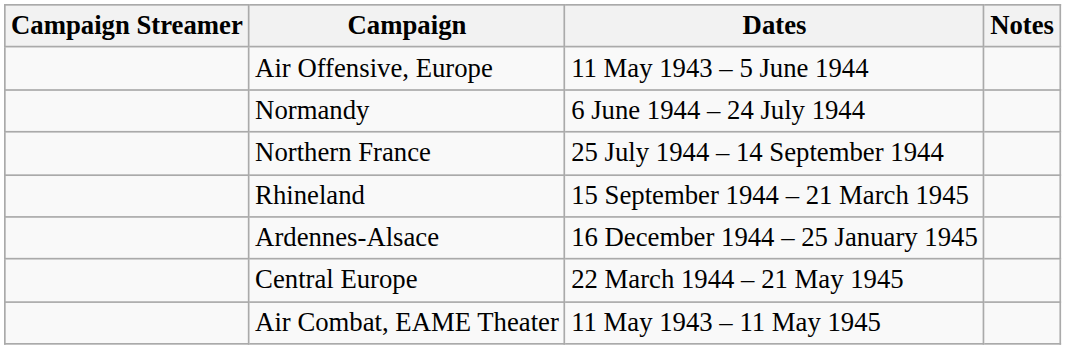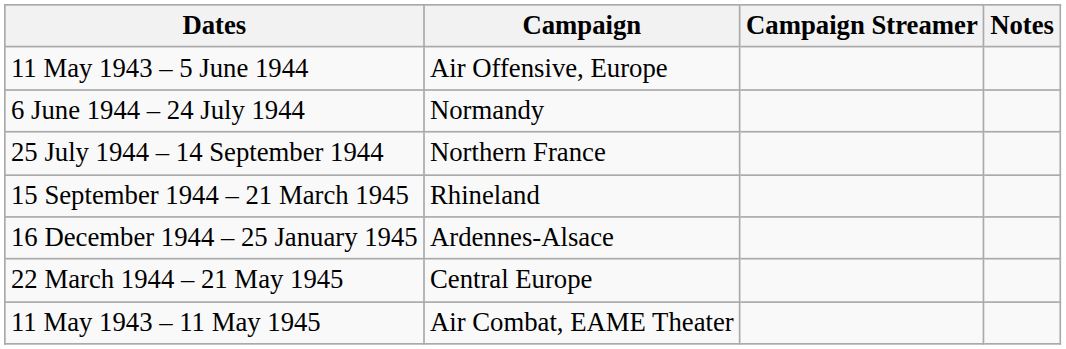columns swapped: (127, 25) <-> (774, 25)
